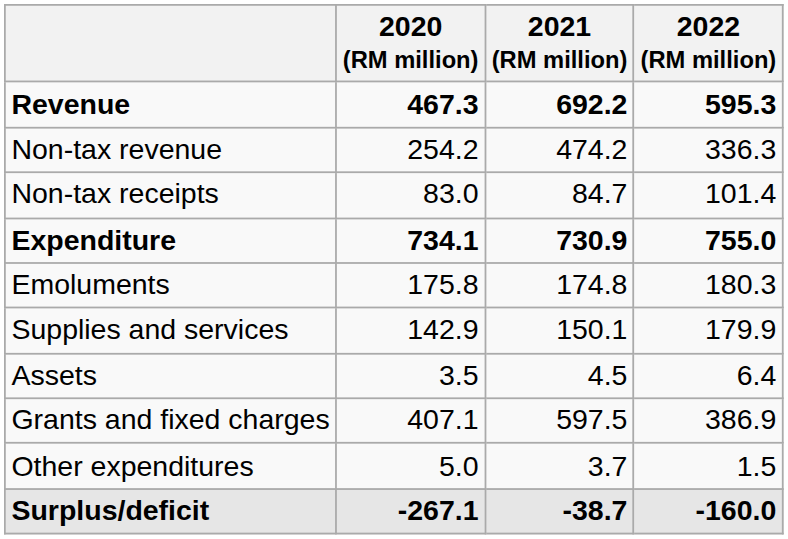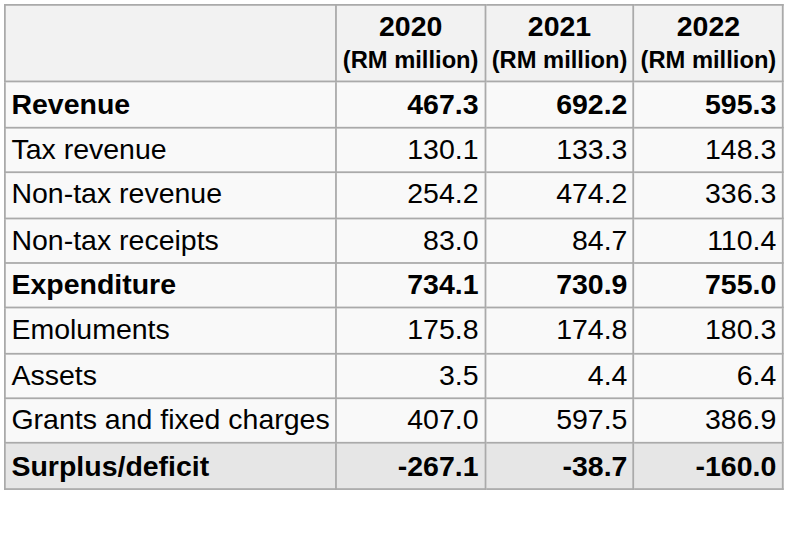+ row: (89, 149)
(741, 194) 101.4 -> (742, 239) 110.4
- row: (150, 330)
(608, 375) 4.5 -> (608, 375) 4.4
(443, 420) 407.1 -> (443, 420) 407.0
- row: (133, 465)
